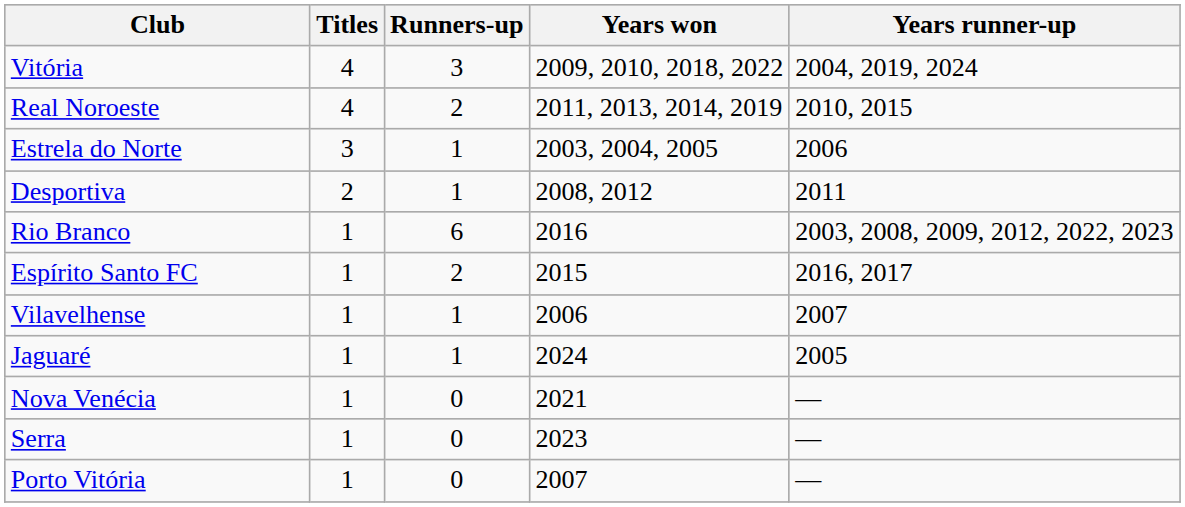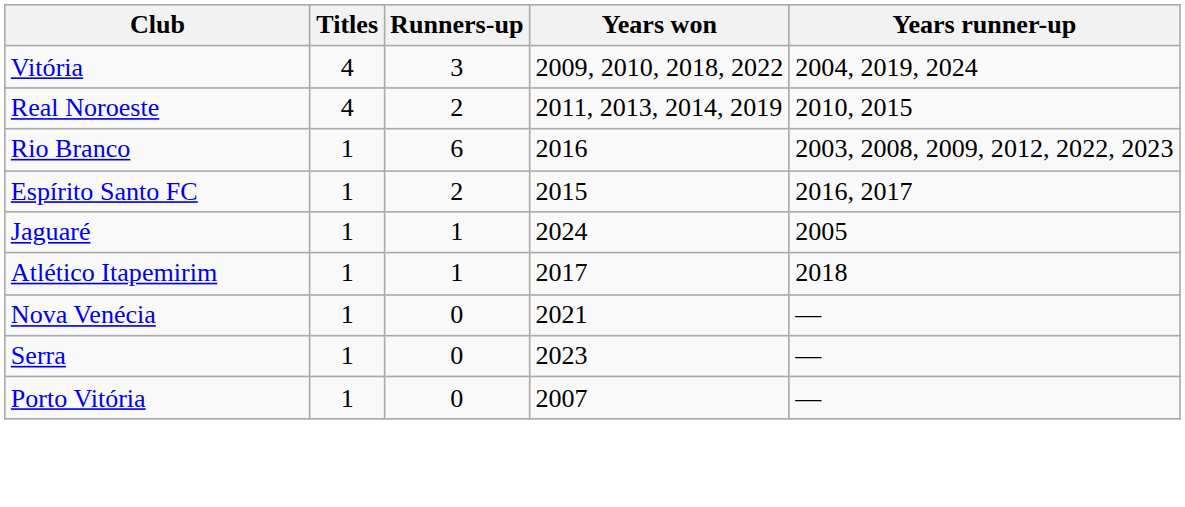- row: (96, 149)
- row: (68, 190)
- row: (78, 314)
+ row: (114, 273)
